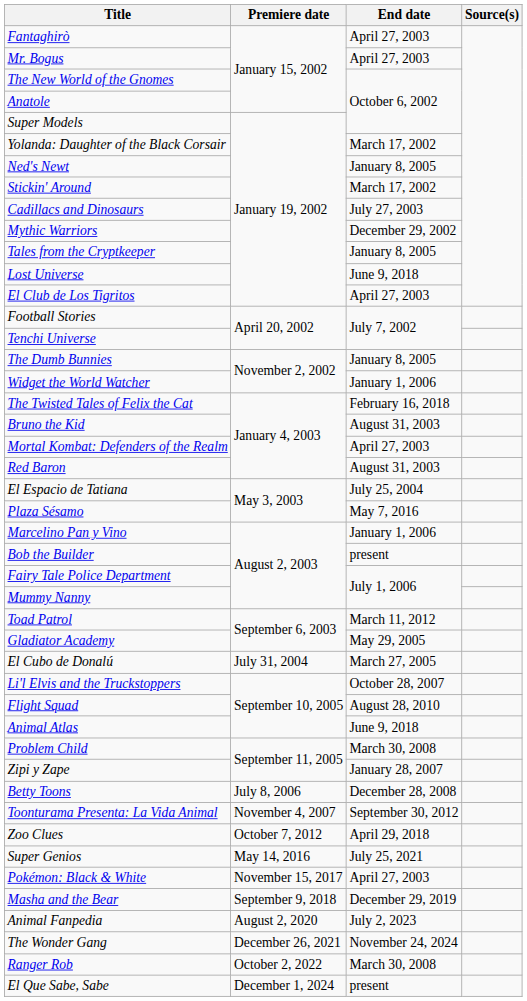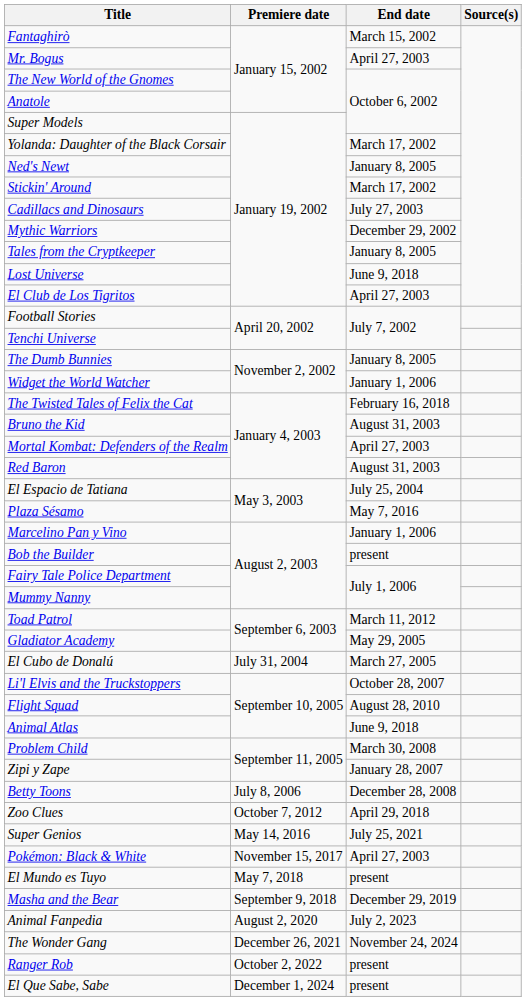(389, 36) April 27, 2003 -> (393, 36) March 15, 2002
- row: (113, 813)
+ row: (57, 878)
(393, 964) March 30, 2008 -> (369, 964) present
